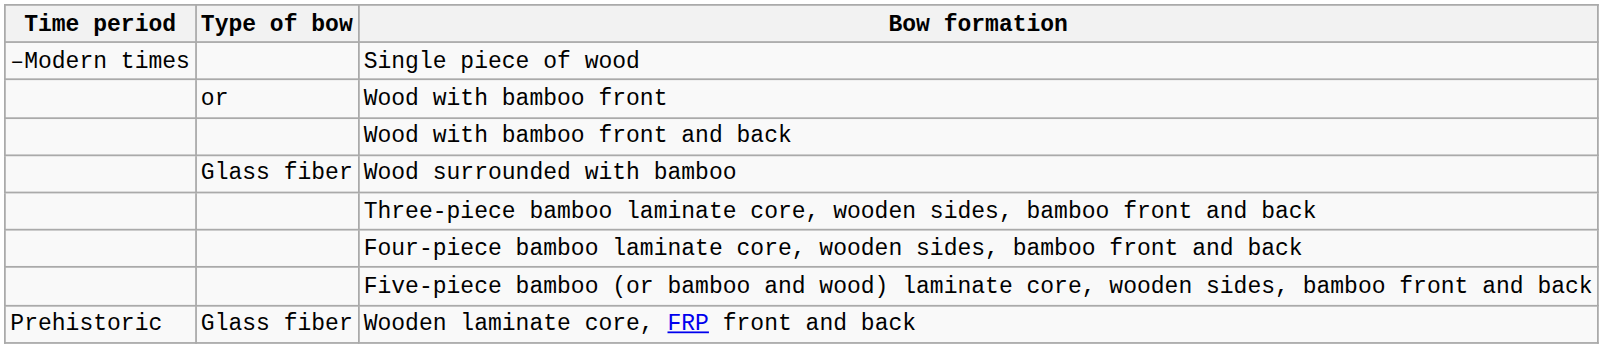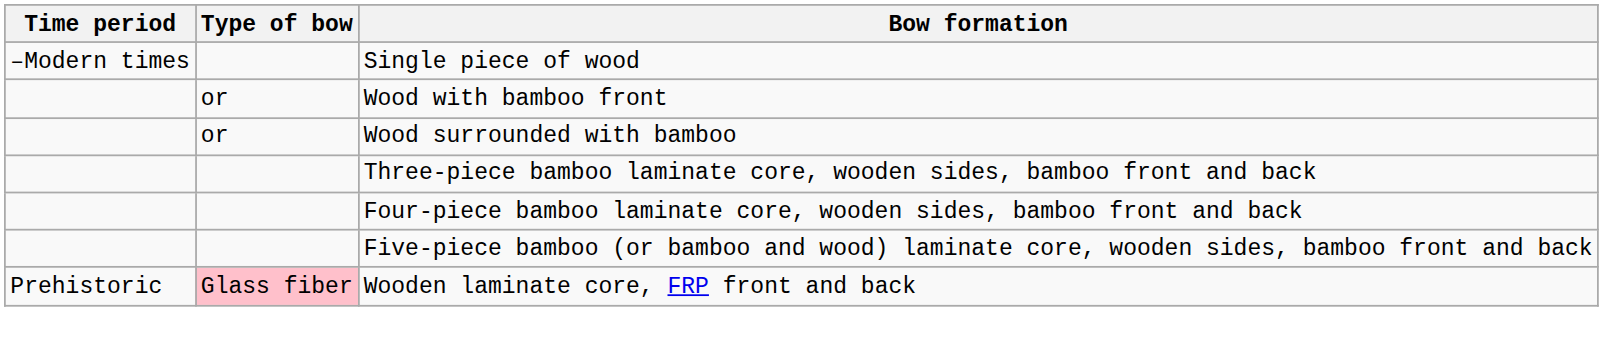- row: (578, 136)
(277, 174) Glass fiber -> (215, 136) or
(277, 324) no background -> (277, 286) pink background
